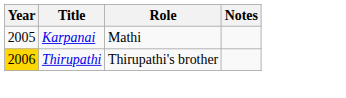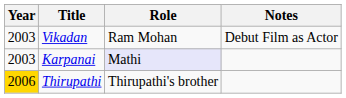+ row: (65, 37)
(22, 37) 2005 -> (22, 59) 2003
(125, 37) no background -> (125, 59) lavender background
